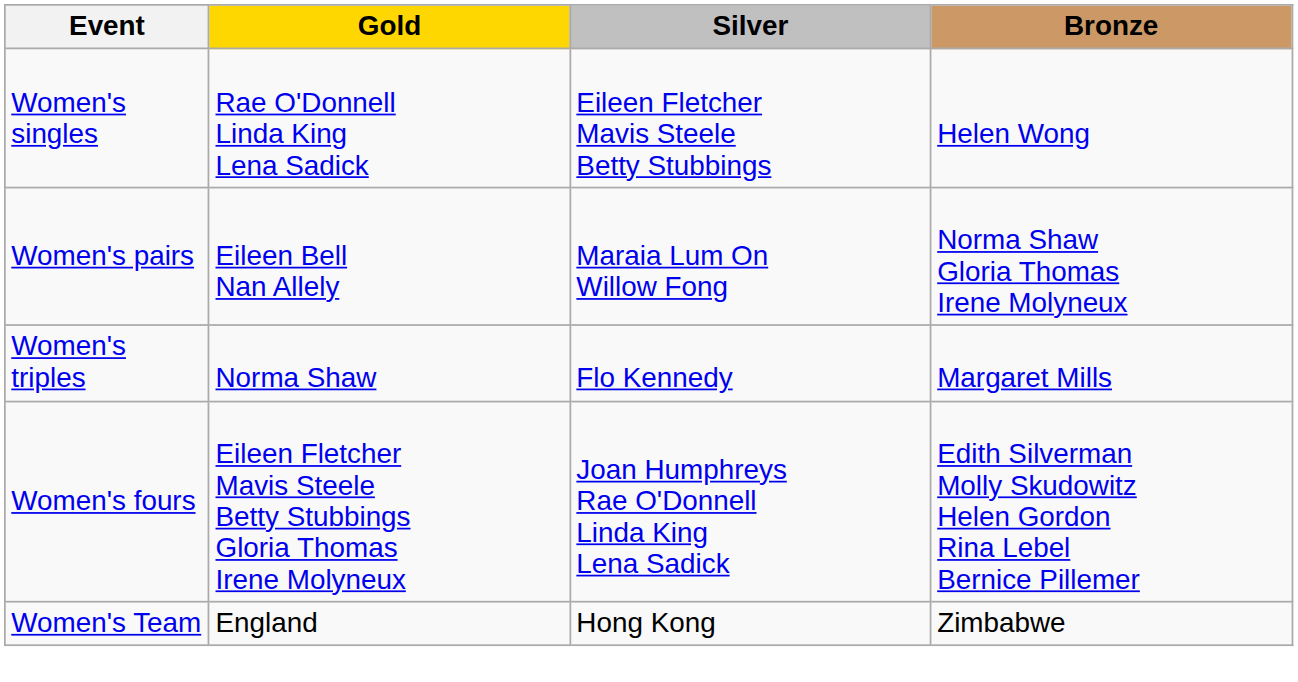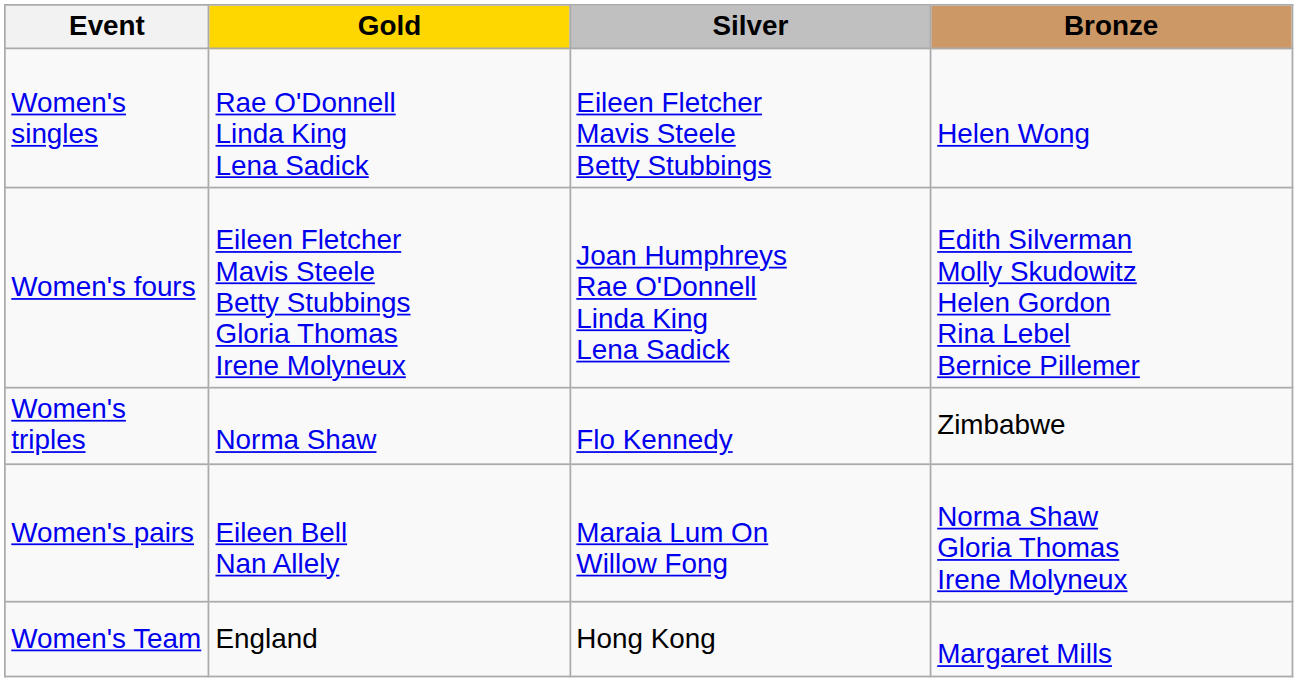rows swapped: (103, 255) <-> (103, 500)
(1025, 378) Margaret Mills -> (1001, 425) Zimbabwe
(1001, 623) Zimbabwe -> (1025, 654) Margaret Mills
